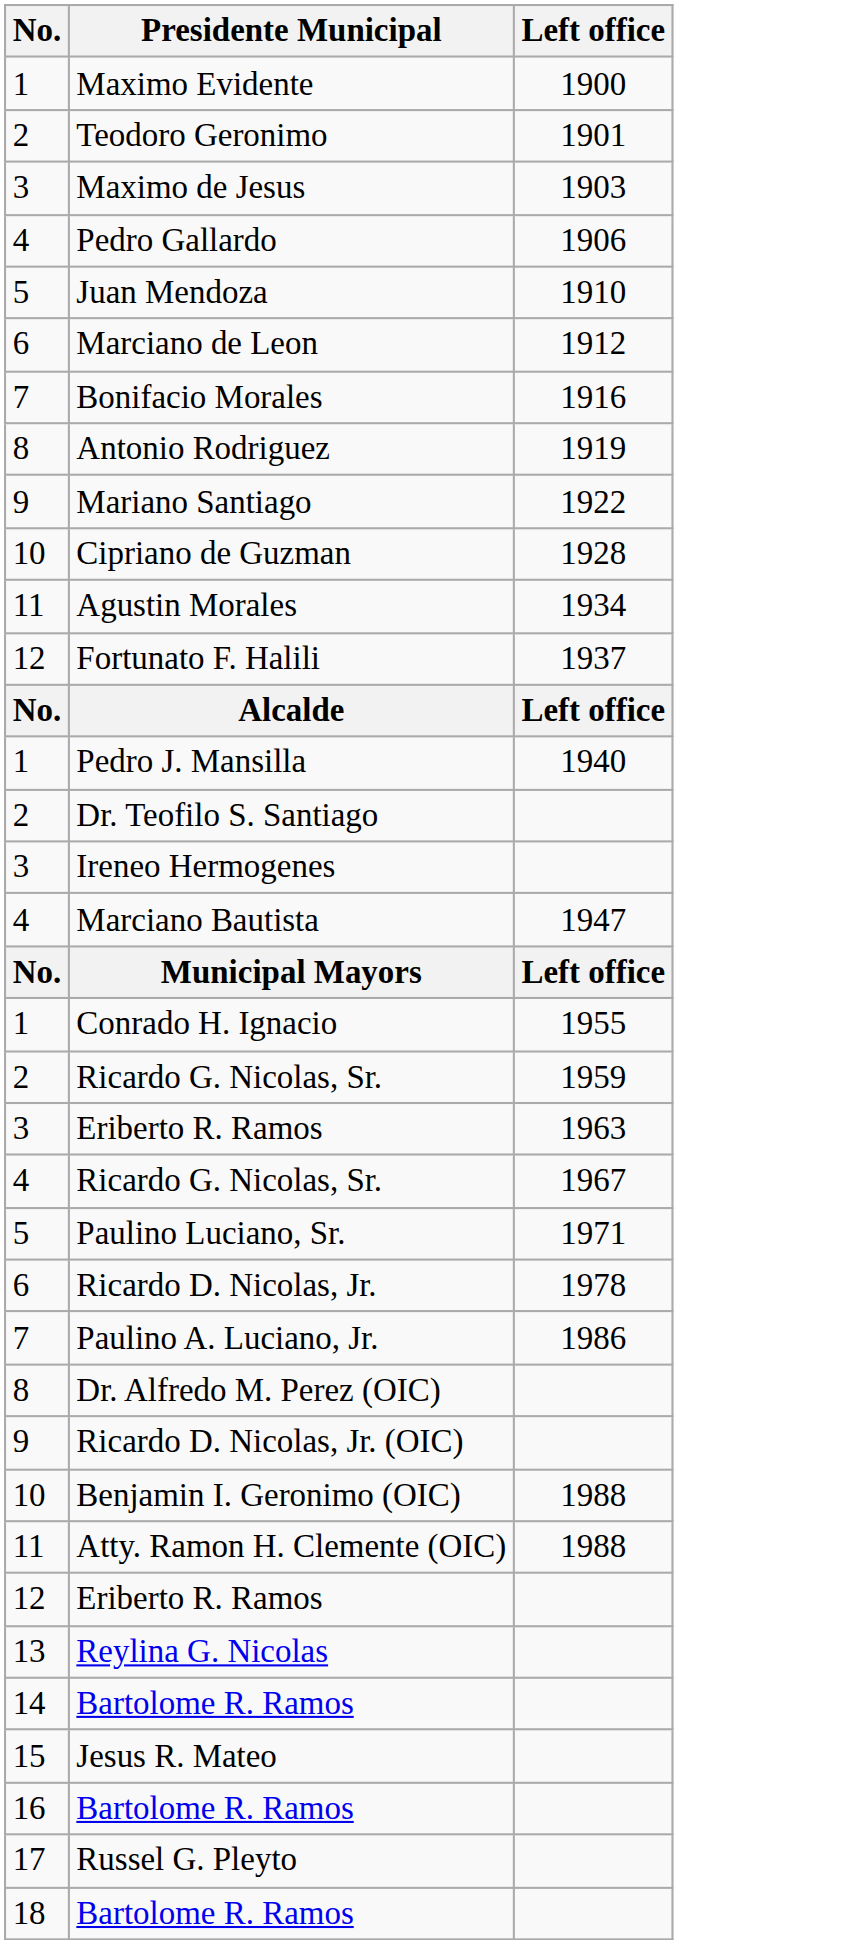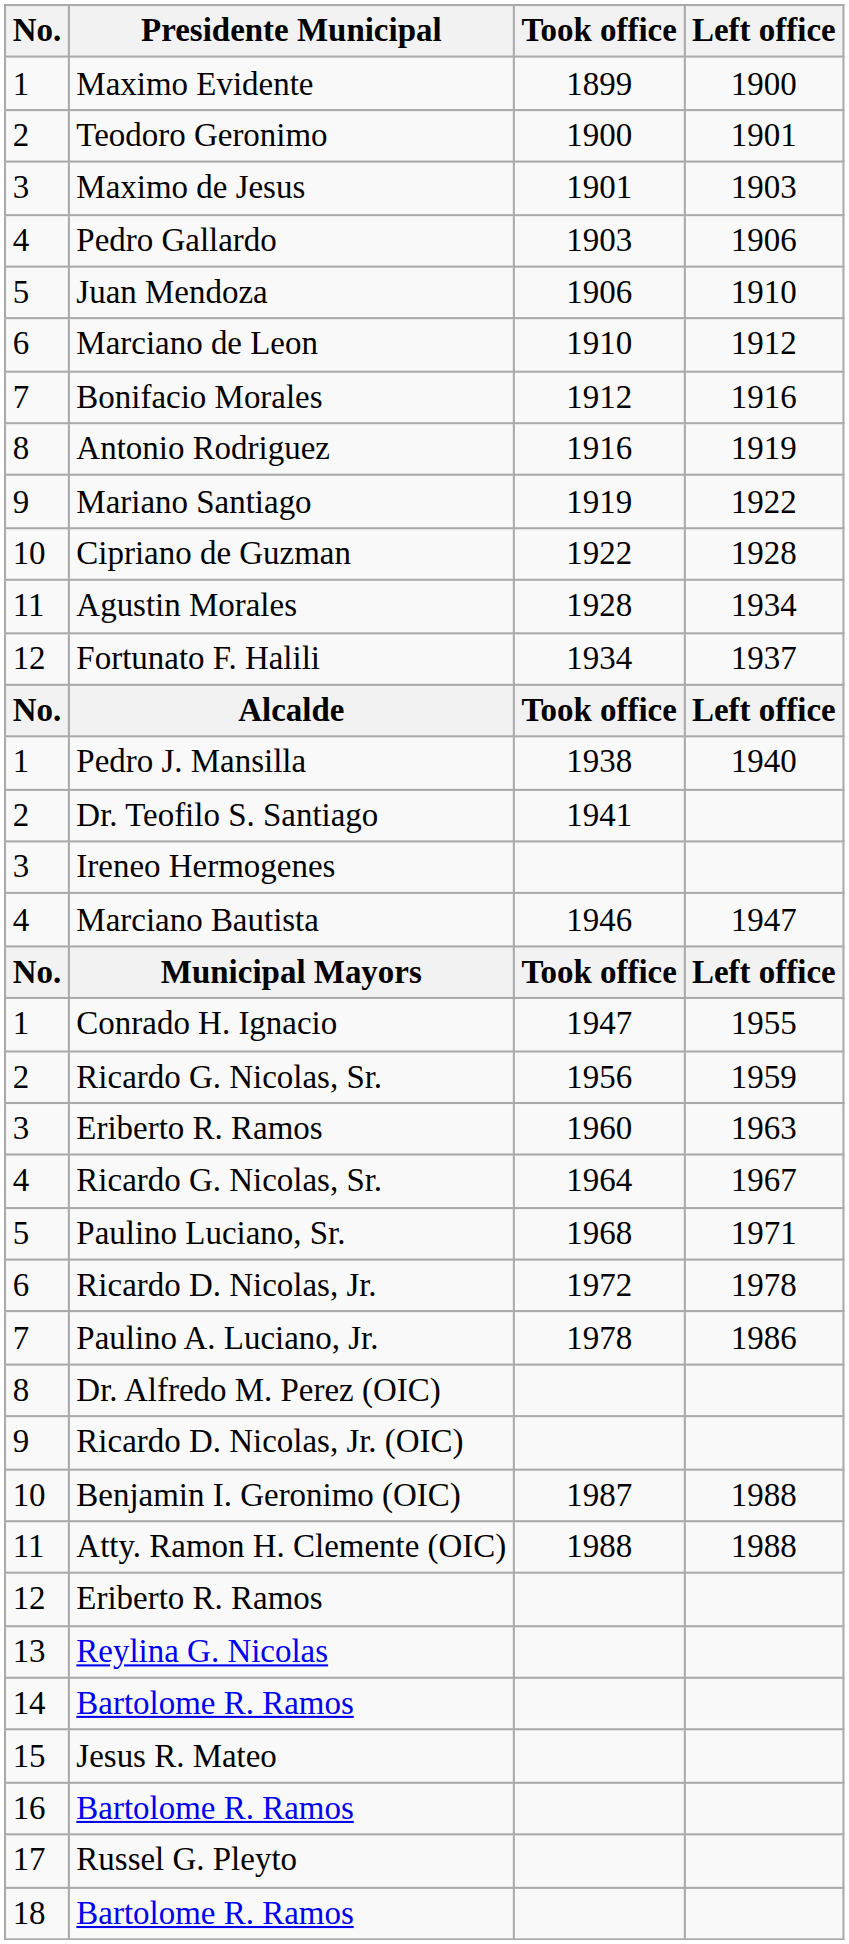+ column: (599, 30)
